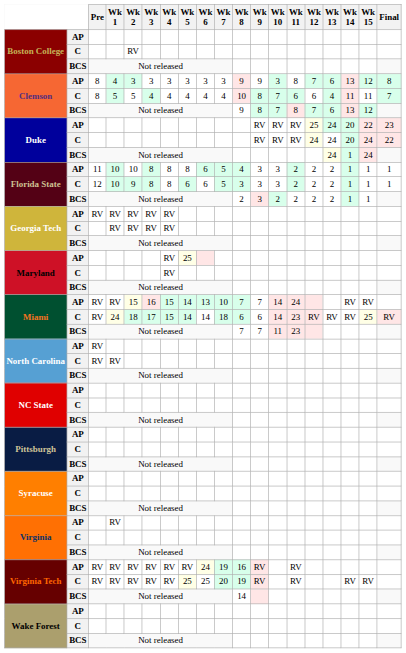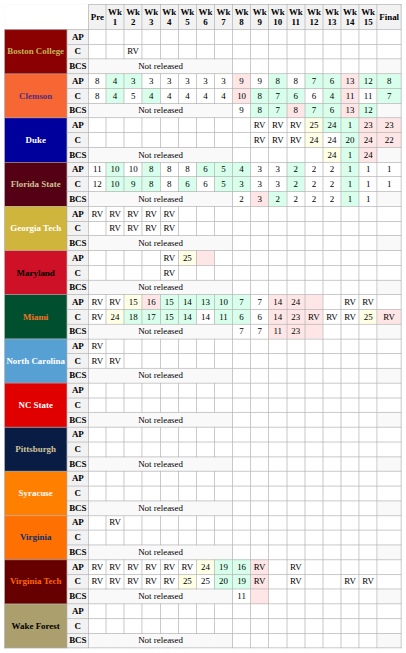(278, 81) 3 -> (278, 81) 8
(115, 96) 5 -> (115, 96) 4
(350, 125) 20 -> (350, 125) 1
(368, 125) 22 -> (368, 125) 23
(224, 317) 18 -> (224, 317) 11
(242, 597) 14 -> (242, 597) 11
